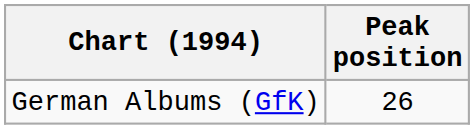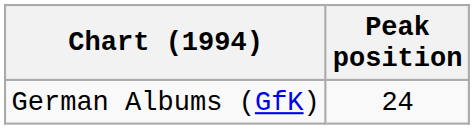(398, 102) 26 -> (398, 102) 24
